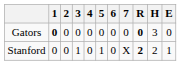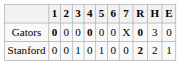(90, 32) normal -> (90, 32) bold
(126, 32) 0 -> (126, 32) X
(126, 51) X -> (126, 51) 0
